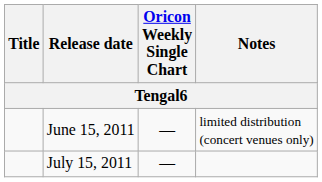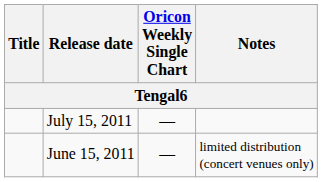rows swapped: (91, 129) <-> (89, 163)
